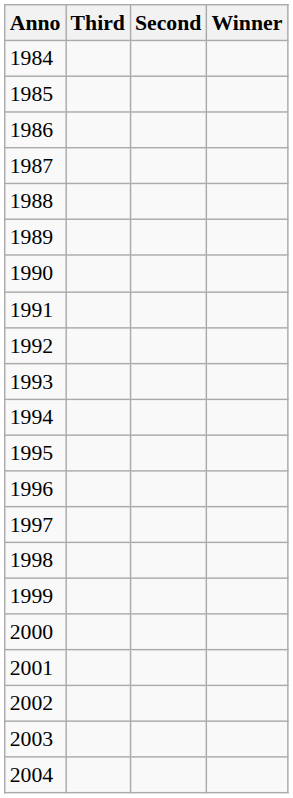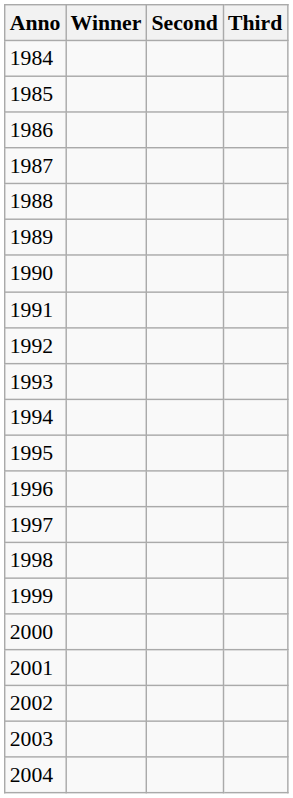columns swapped: (247, 22) <-> (98, 22)
